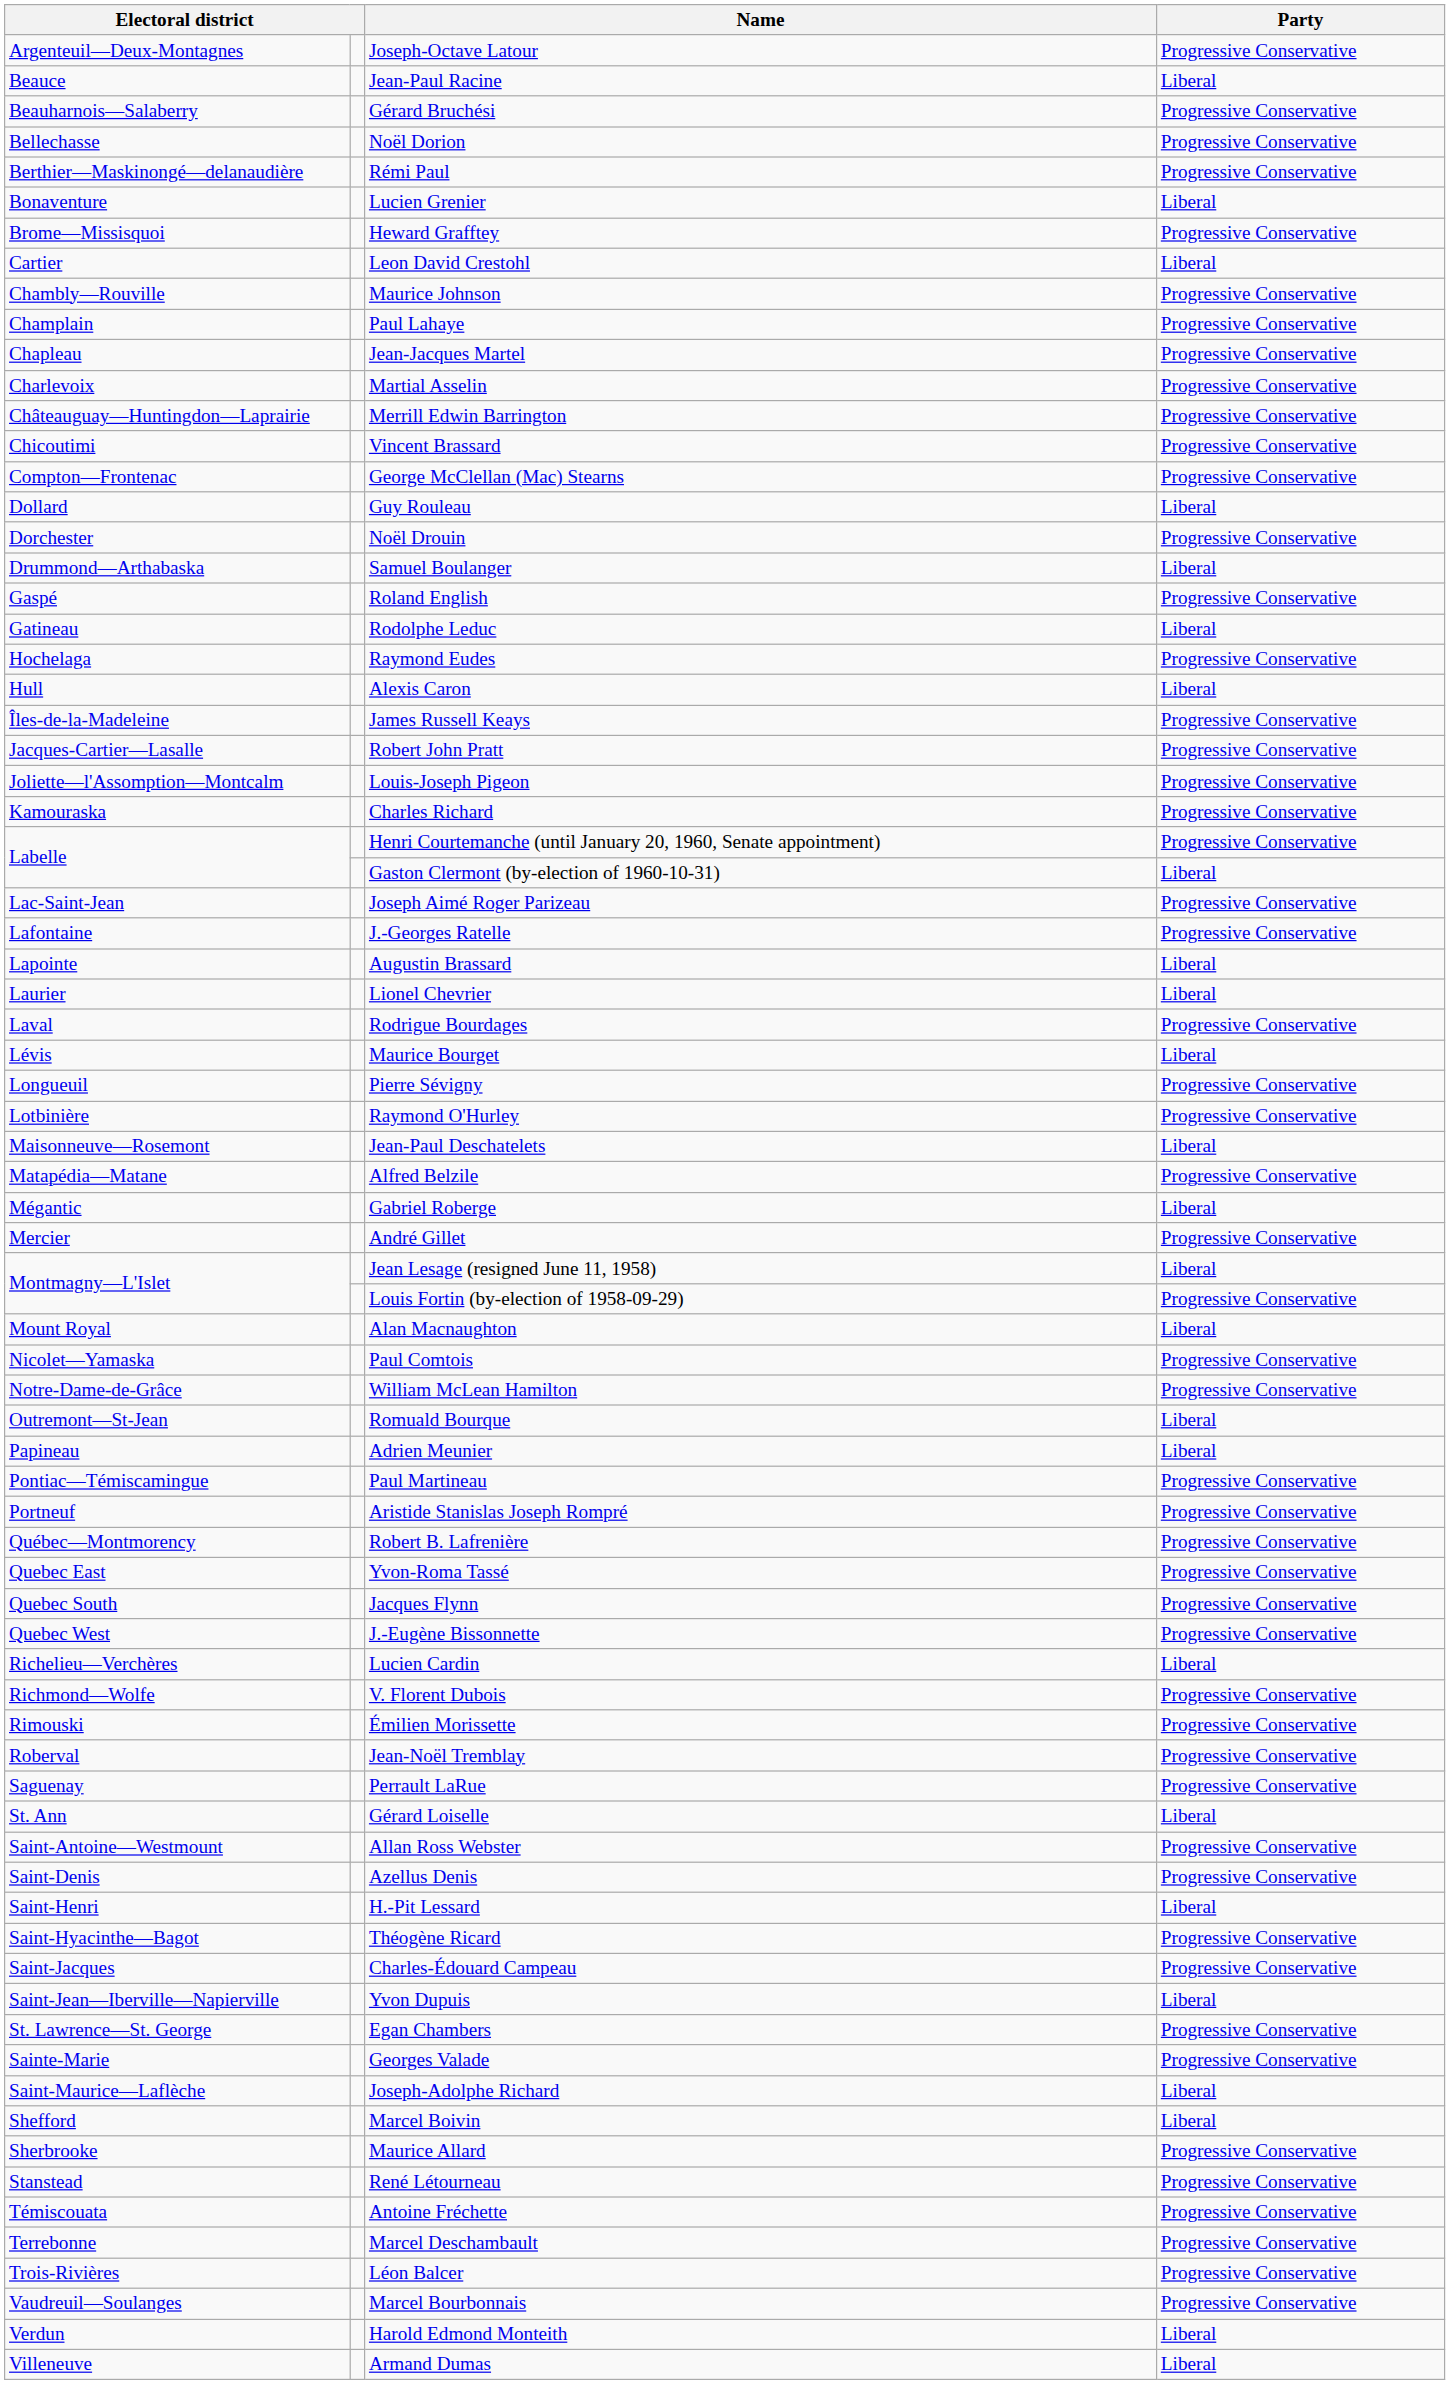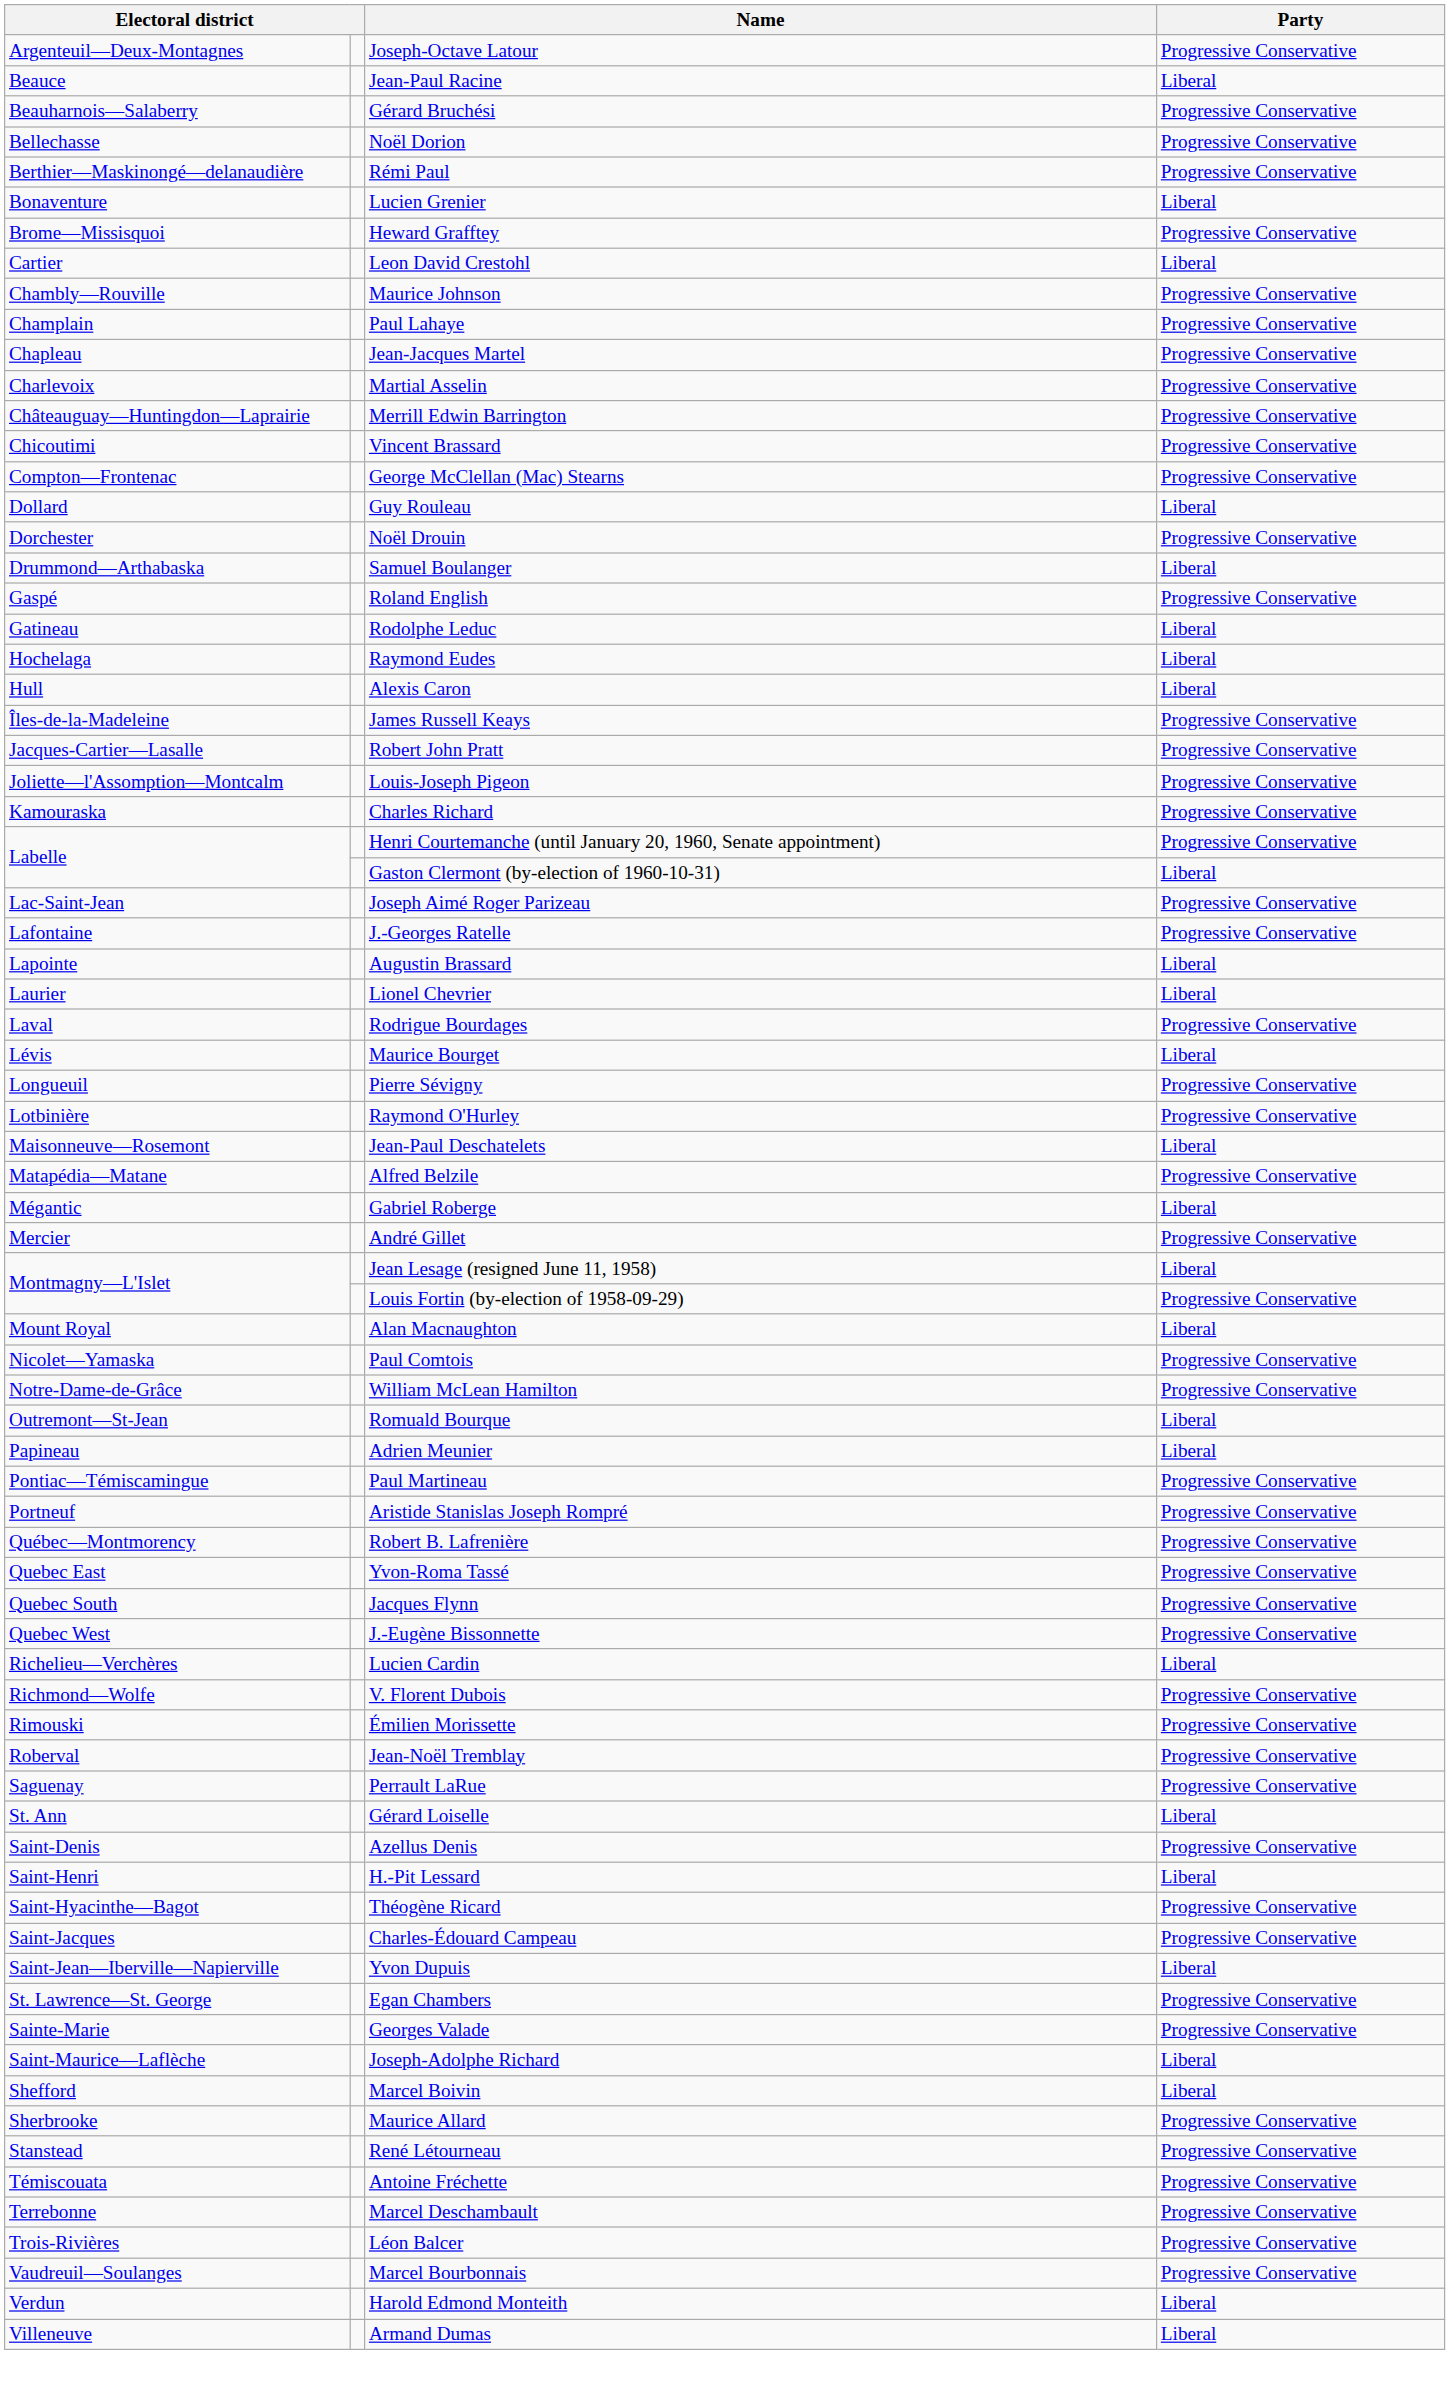(1259, 659) Progressive Conservative -> (1189, 659) Liberal
- row: (445, 1846)
